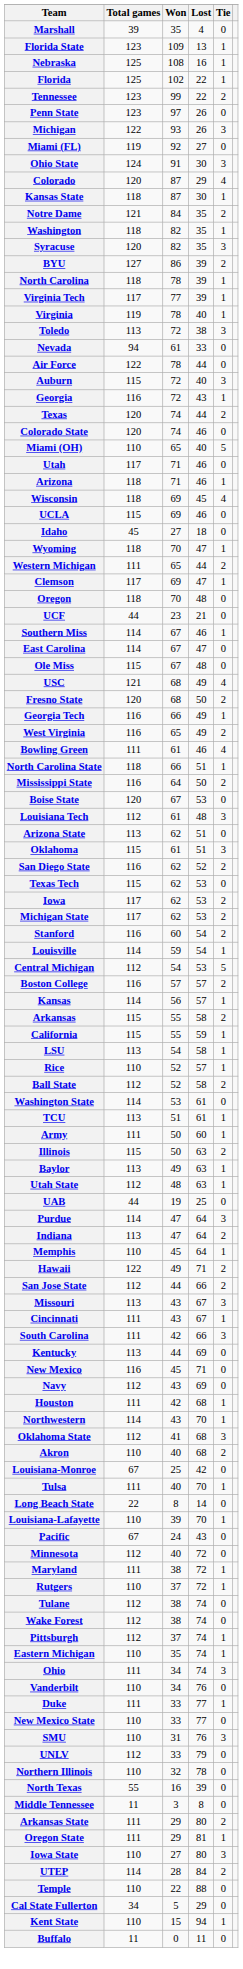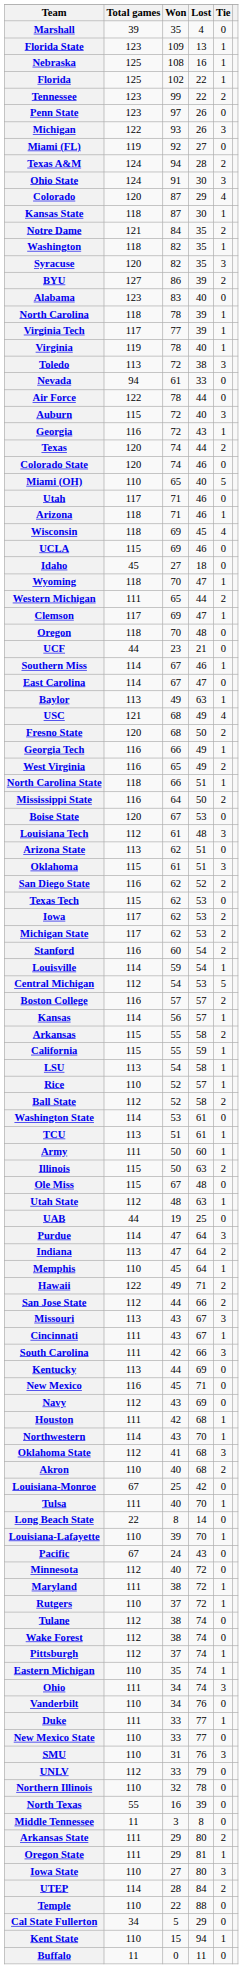+ row: (54, 163)
+ row: (54, 297)
rows swapped: (54, 666) <-> (54, 1168)
- row: (54, 749)
